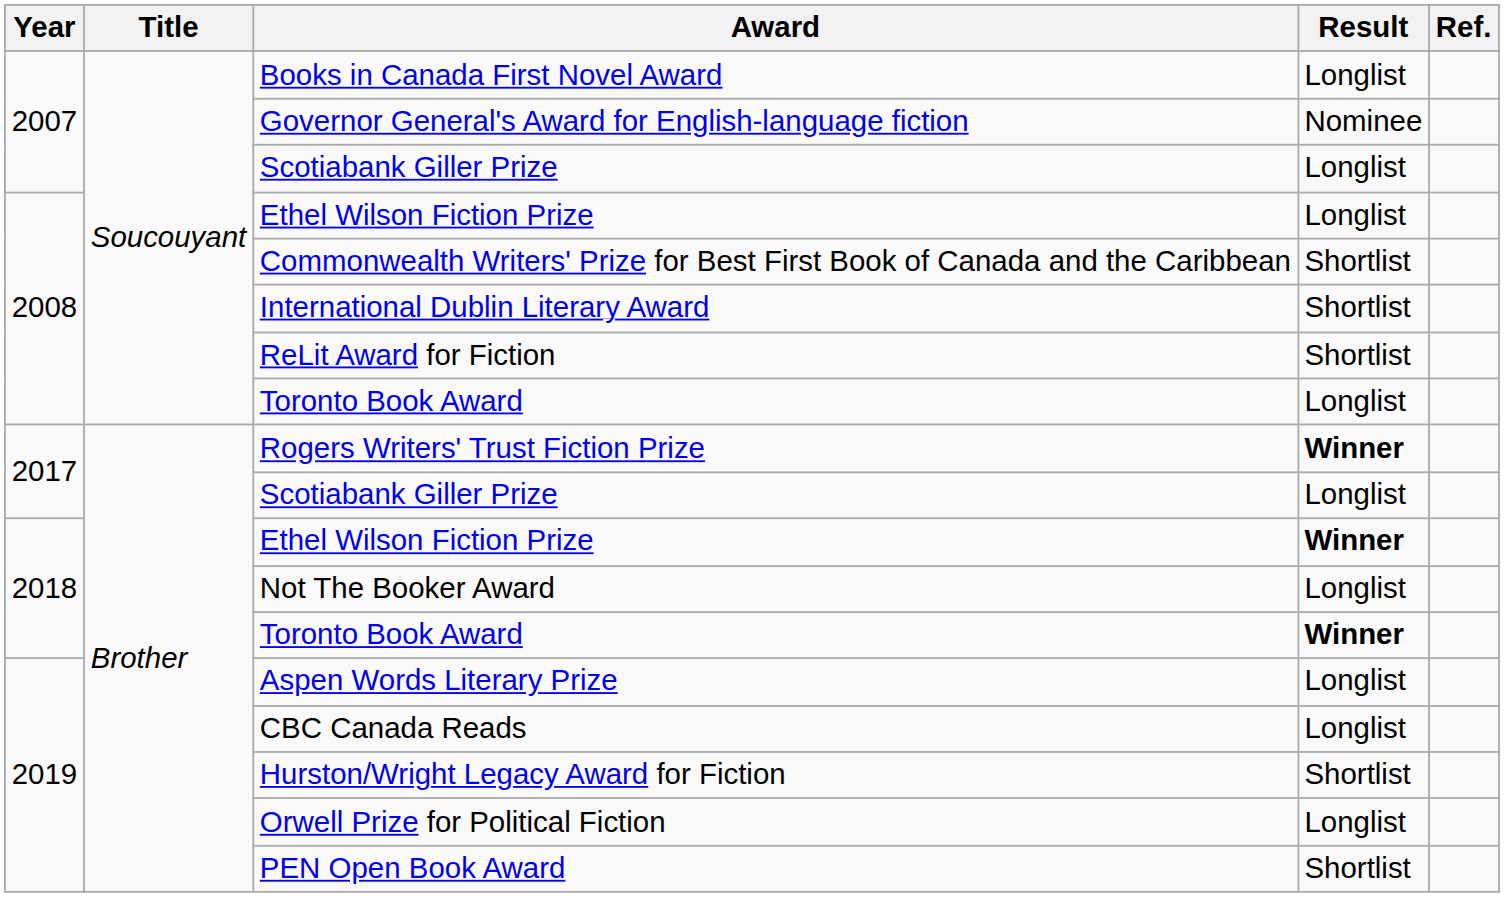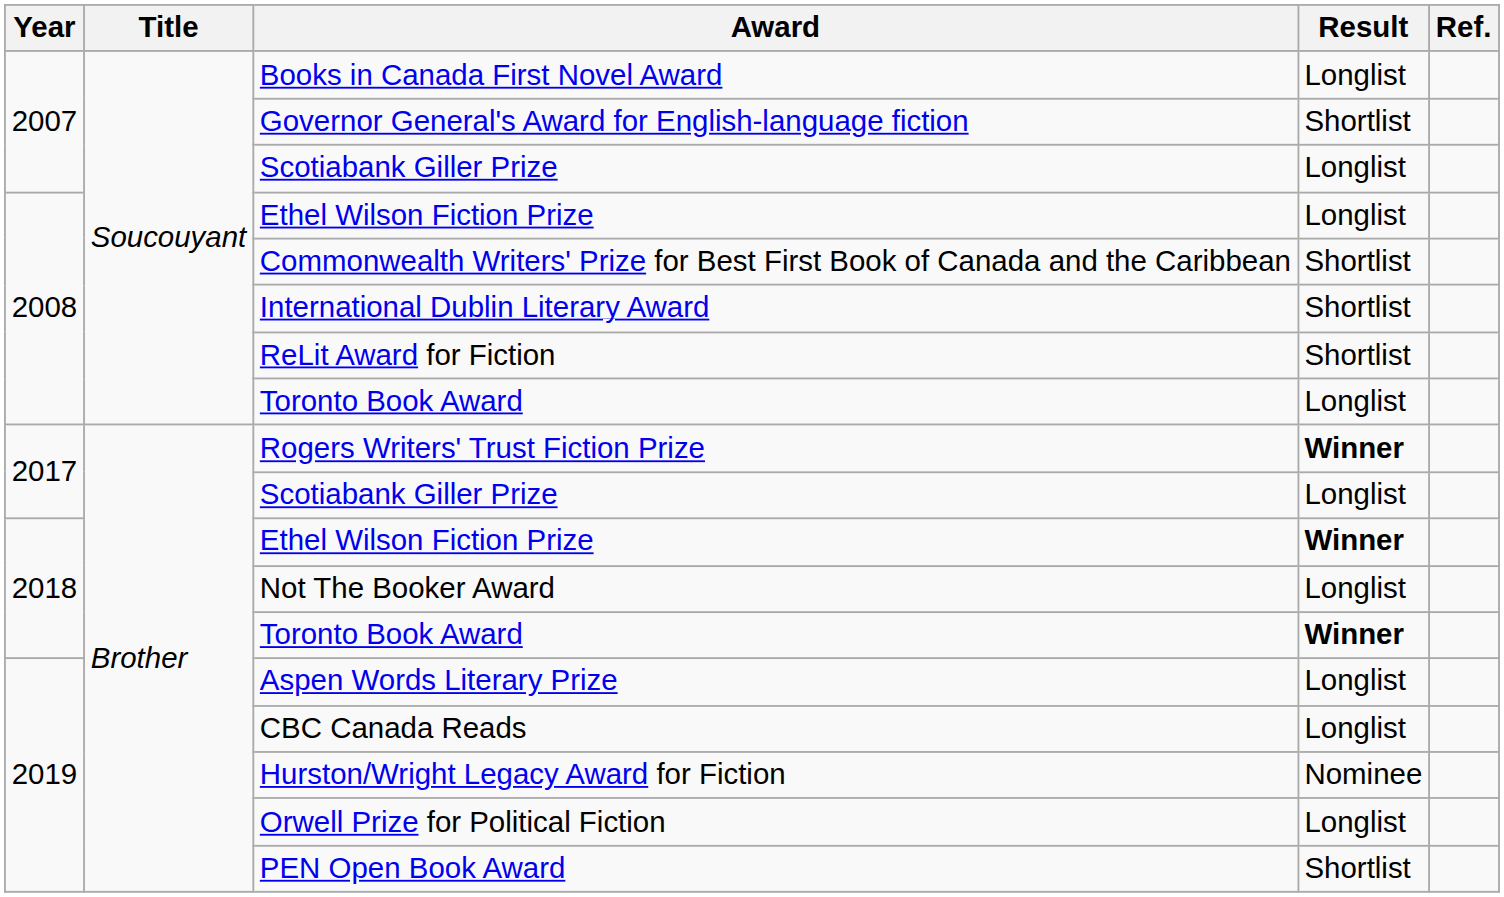(1363, 121) Nominee -> (1358, 121) Shortlist
(1358, 774) Shortlist -> (1363, 774) Nominee
